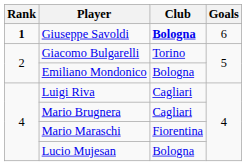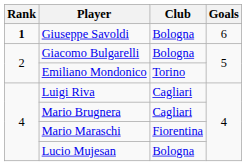(174, 33) bold -> (173, 33) normal
(169, 53) Torino -> (173, 53) Bologna
(173, 72) Bologna -> (169, 72) Torino
